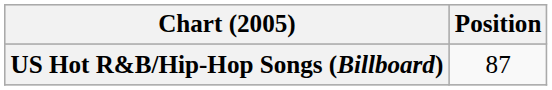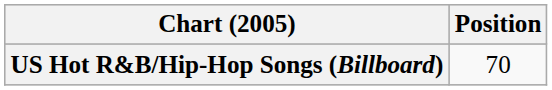(498, 64) 87 -> (498, 64) 70
